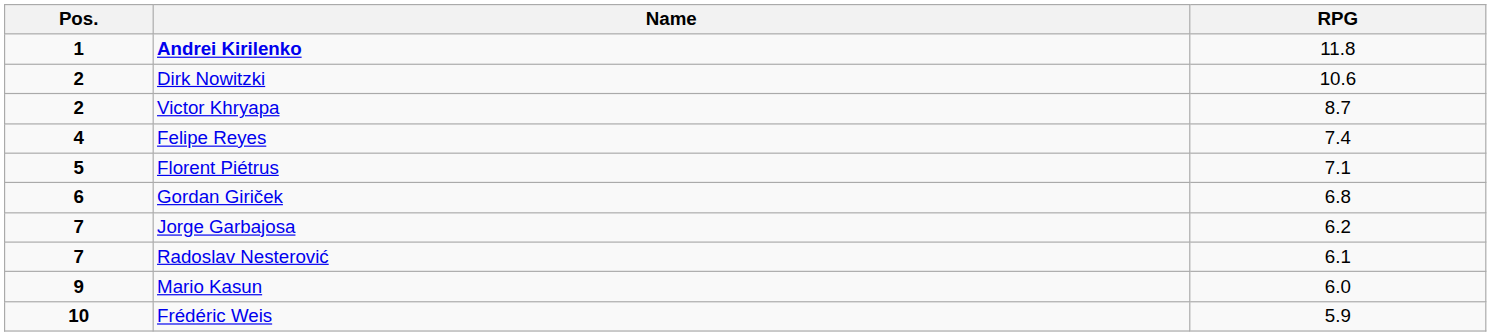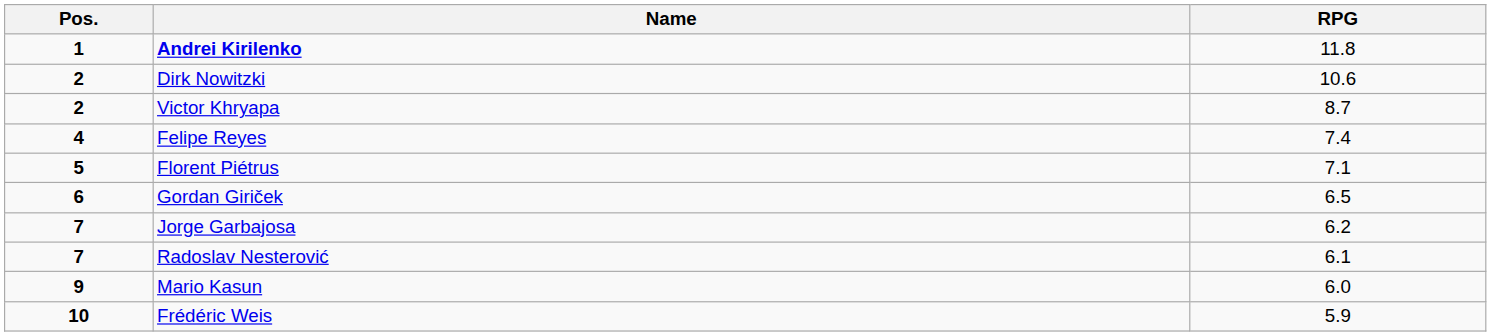(1338, 197) 6.8 -> (1338, 197) 6.5
